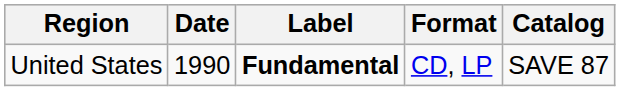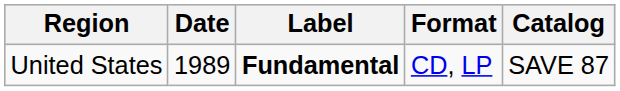(202, 64) 1990 -> (202, 64) 1989
